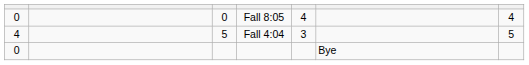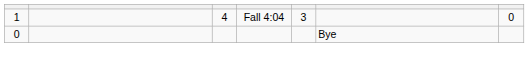- row: (264, 17)
(17, 34) 4 -> (17, 17) 1
(224, 34) 5 -> (224, 17) 4
(511, 34) 5 -> (511, 17) 0
